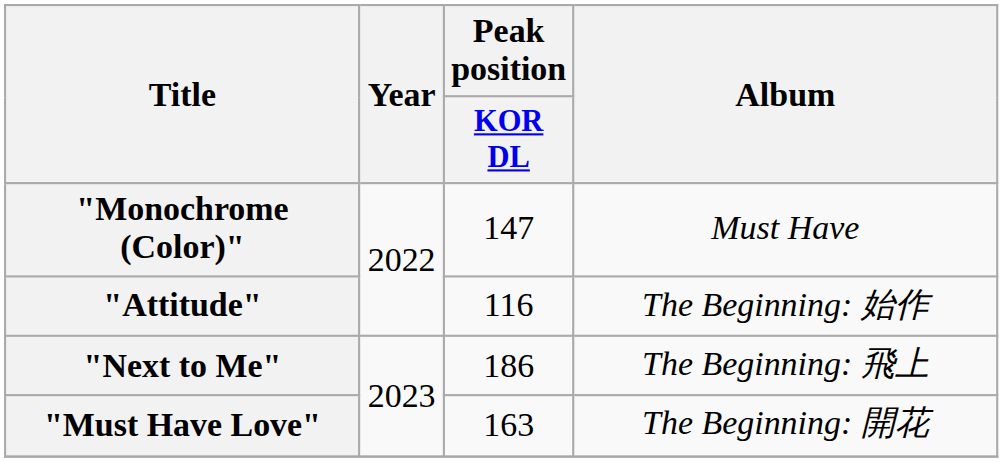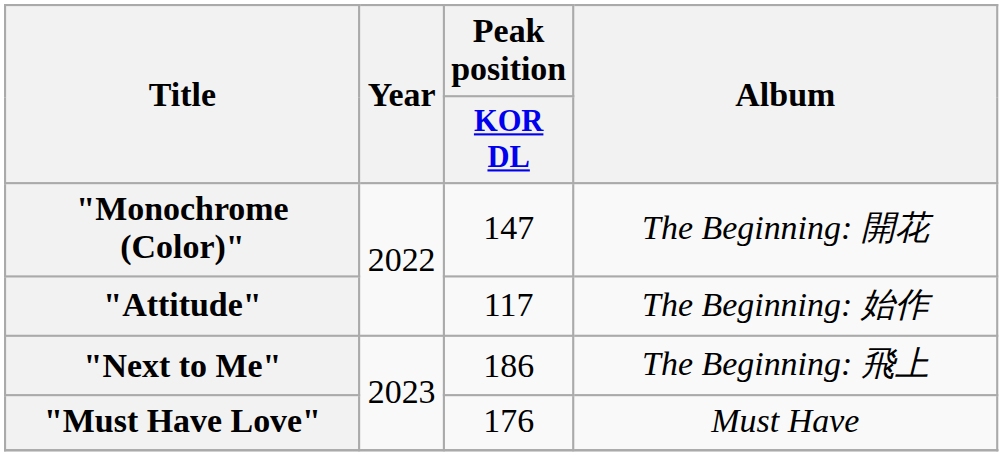(785, 228) Must Have -> (785, 227) The Beginning: 開花
(509, 304) 116 -> (509, 304) 117
(509, 425) 163 -> (509, 422) 176
(785, 424) The Beginning: 開花 -> (785, 422) Must Have
